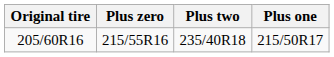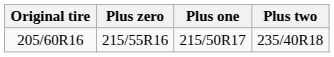columns swapped: (290, 16) <-> (213, 16)
